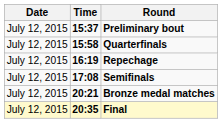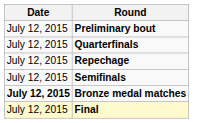- column: (85, 12)
(37, 93) normal -> (38, 93) bold
